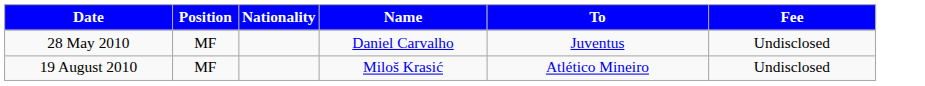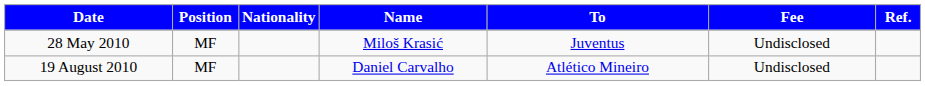+ column: (898, 17)
(403, 43) Daniel Carvalho -> (403, 43) Miloš Krasić
(403, 68) Miloš Krasić -> (403, 68) Daniel Carvalho
